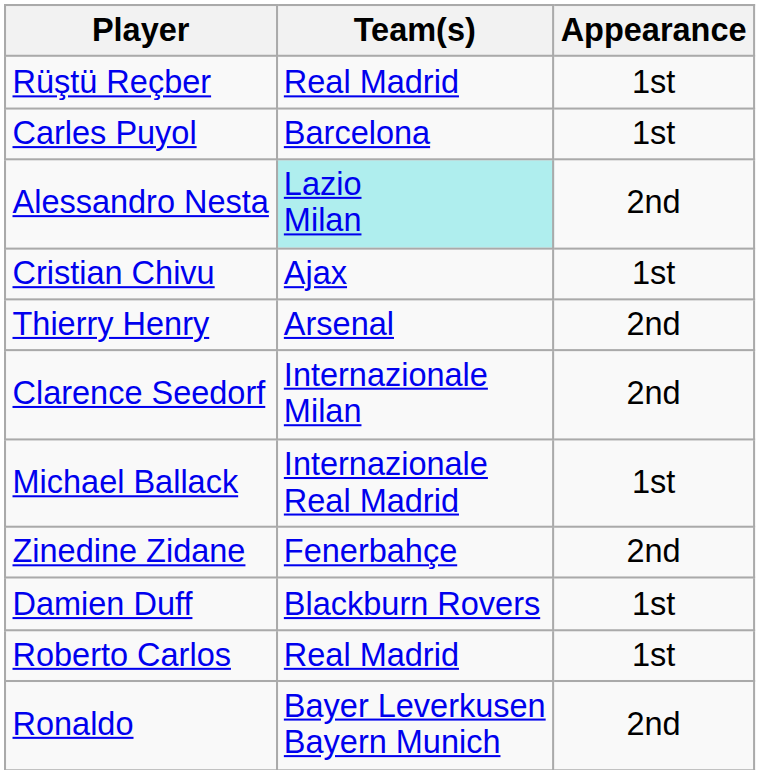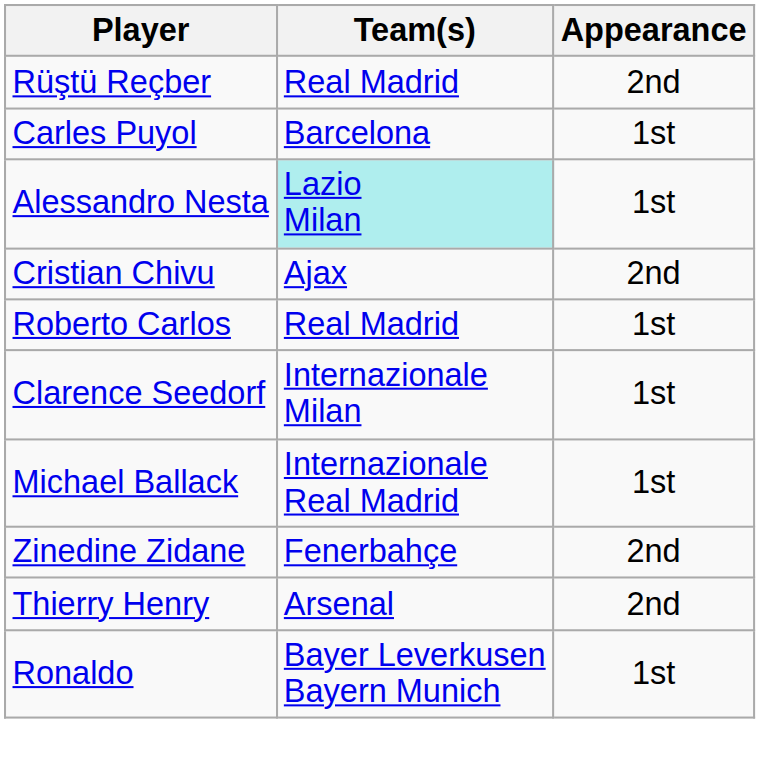(654, 81) 1st -> (654, 81) 2nd
(654, 203) 2nd -> (654, 203) 1st
(654, 272) 1st -> (654, 272) 2nd
rows swapped: (122, 654) <-> (111, 324)
(654, 394) 2nd -> (654, 394) 1st
- row: (102, 603)
(654, 724) 2nd -> (654, 673) 1st
